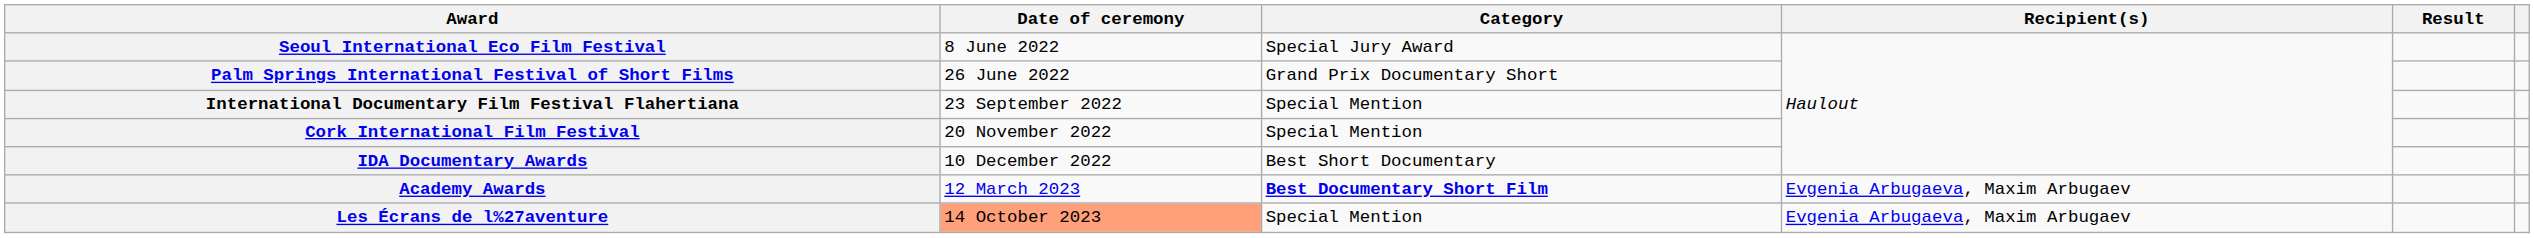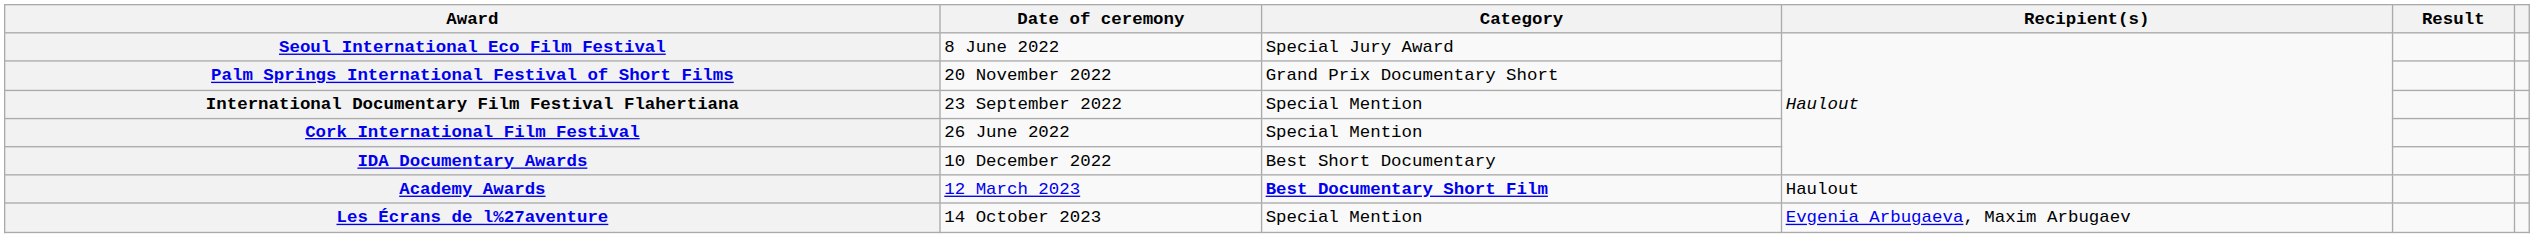(1007, 76) 26 June 2022 -> (1028, 76) 20 November 2022
(1028, 132) 20 November 2022 -> (1007, 132) 26 June 2022
(1958, 189) Evgenia Arbugaeva, Maxim Arbugaev -> (1822, 189) Haulout
(1023, 218) lightsalmon background -> (1023, 218) no background
